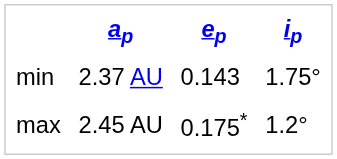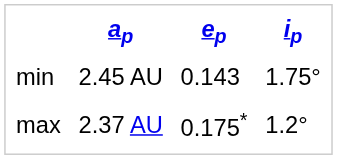(121, 78) 2.37 AU -> (121, 78) 2.45 AU
(121, 125) 2.45 AU -> (121, 125) 2.37 AU
